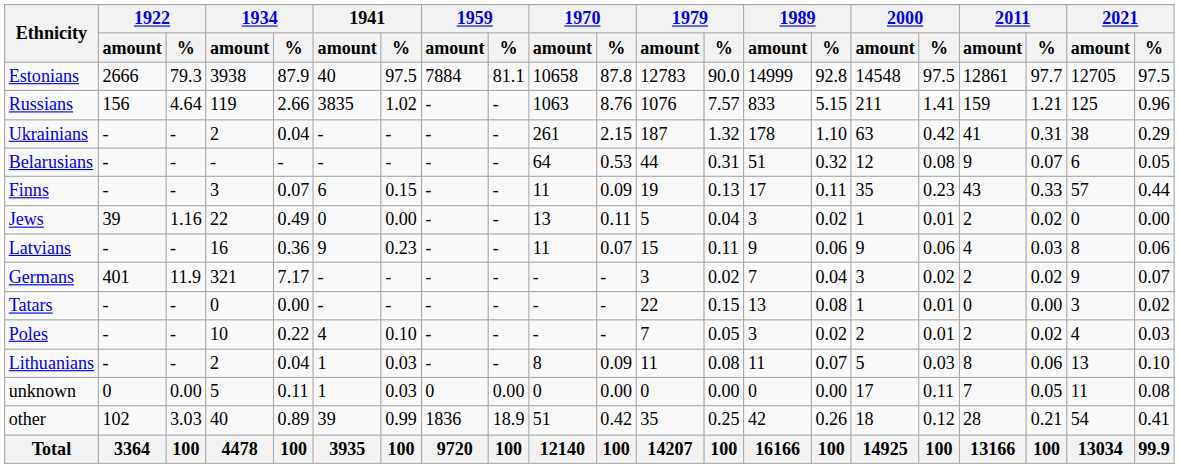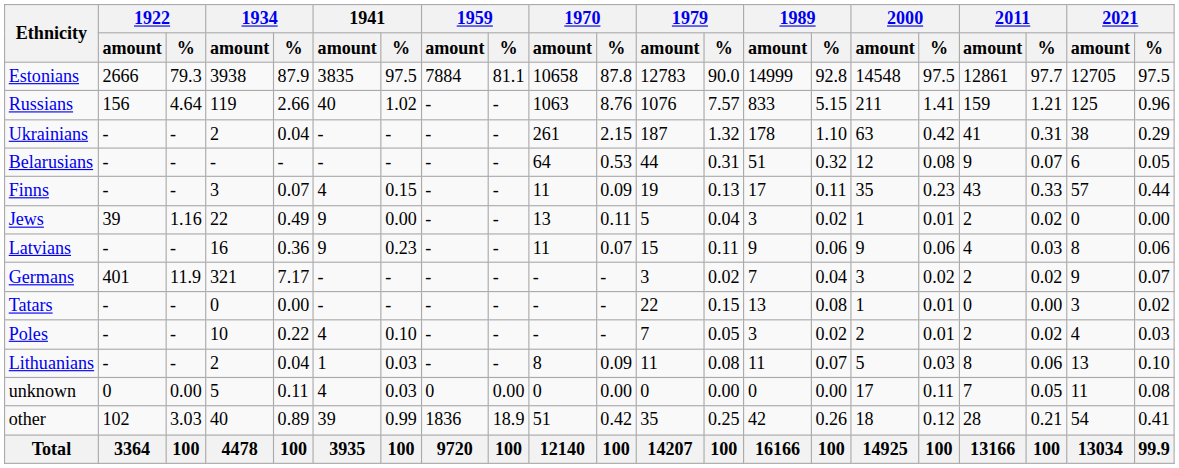(327, 76) 40 -> (336, 76) 3835
(336, 104) 3835 -> (327, 104) 40
(322, 190) 6 -> (322, 190) 4
(322, 219) 0 -> (322, 219) 9
(322, 391) 1 -> (322, 391) 4
